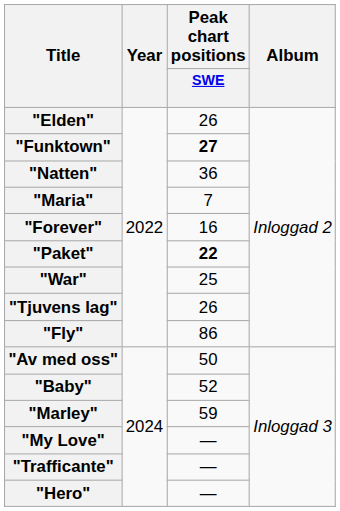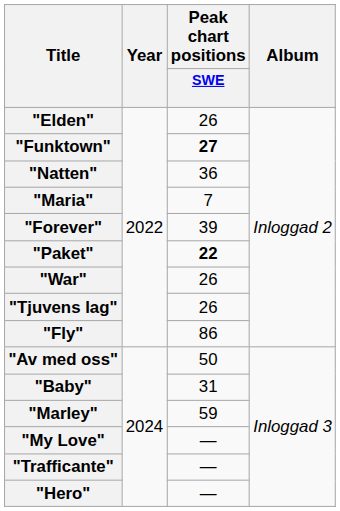(208, 227) 16 -> (208, 227) 39
(208, 280) 25 -> (208, 280) 26
(208, 386) 52 -> (208, 386) 31
